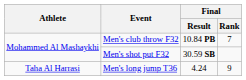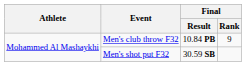(229, 40) 7 -> (229, 40) 9
- row: (140, 69)
